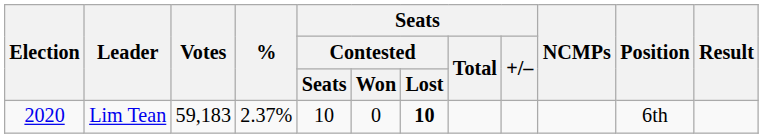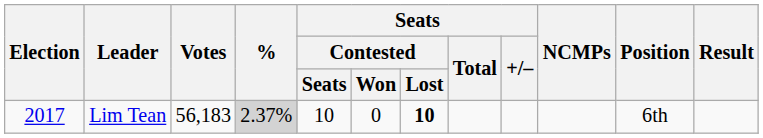(45, 116) 2020 -> (45, 116) 2017
(203, 116) 59,183 -> (203, 116) 56,183
(266, 116) no background -> (266, 116) lightgrey background
